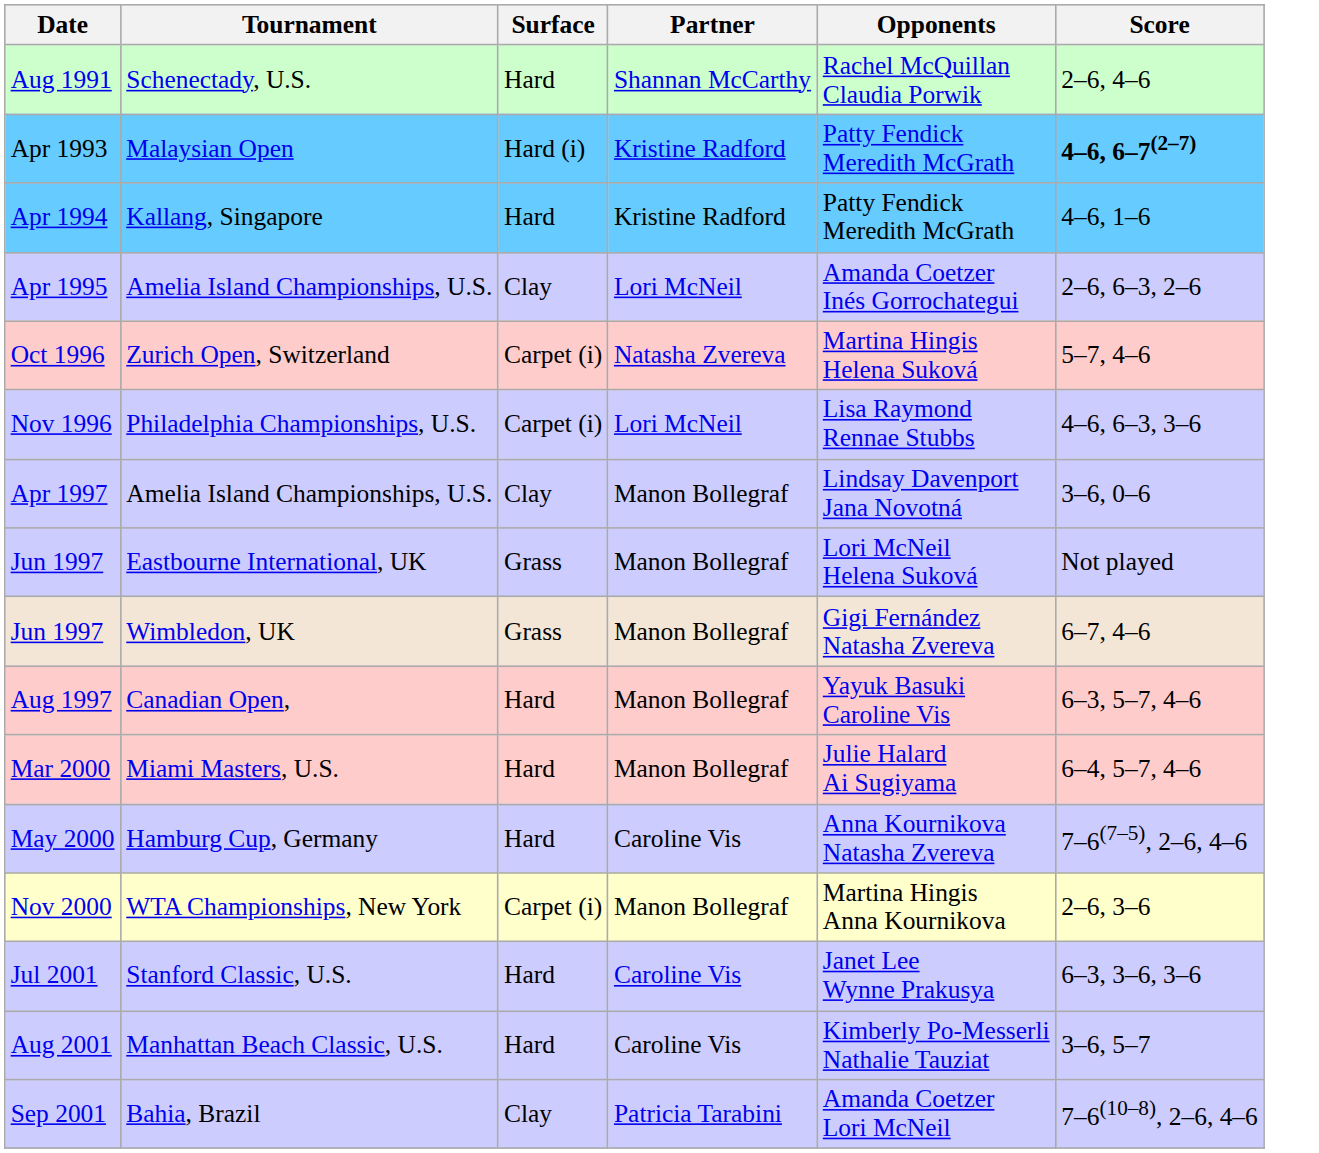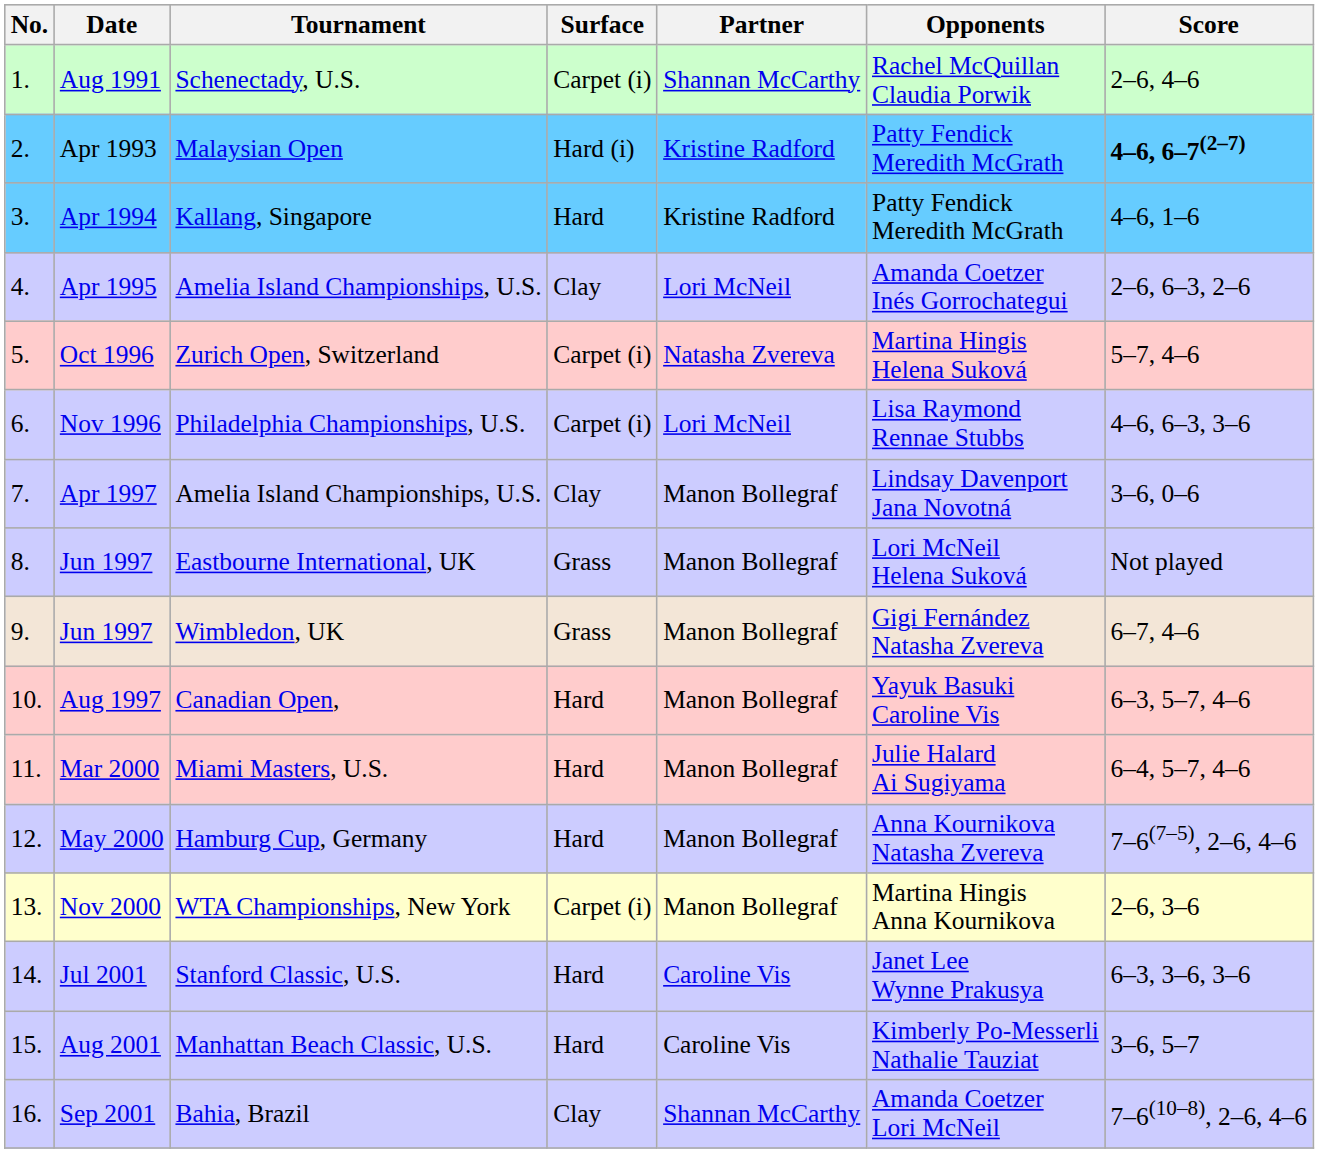+ column: (29, 24)
(529, 79) Hard -> (602, 79) Carpet (i)
(678, 837) Caroline Vis -> (750, 837) Manon Bollegraf
(698, 1113) Patricia Tarabini -> (762, 1113) Shannan McCarthy
